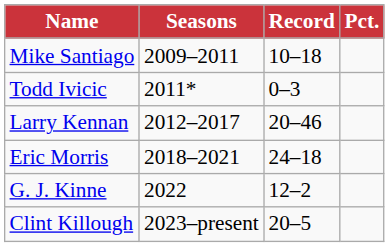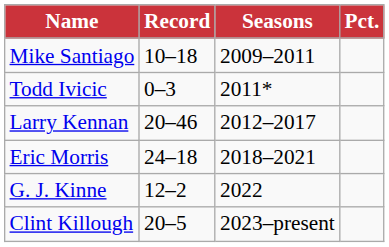columns swapped: (201, 21) <-> (302, 21)
